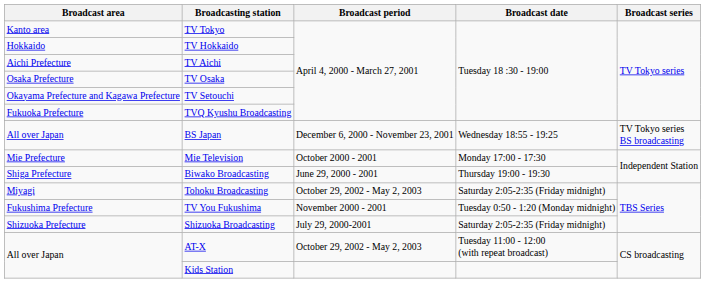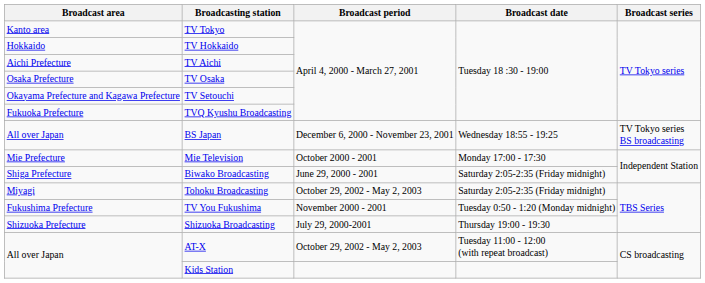(504, 174) Thursday 19:00 - 19:30 -> (532, 174) Saturday 2:05-2:35 (Friday midnight)
(532, 224) Saturday 2:05-2:35 (Friday midnight) -> (504, 224) Thursday 19:00 - 19:30
